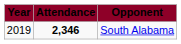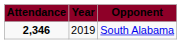columns swapped: (66, 13) <-> (19, 13)
